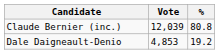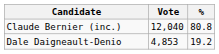(167, 27) 12,039 -> (167, 27) 12,040
